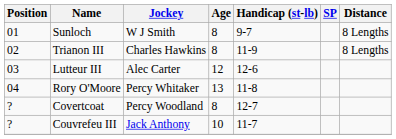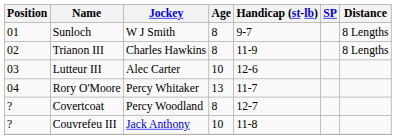(217, 69) 12 -> (217, 69) 10
(247, 87) 11-8 -> (247, 87) 11-7
(247, 124) 11-7 -> (247, 124) 11-8
